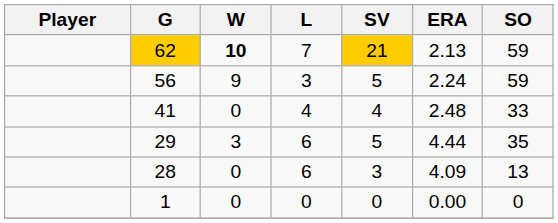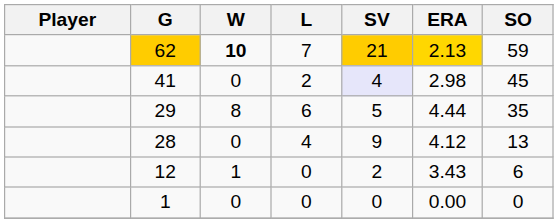(447, 50) no background -> (447, 50) gold background
- row: (165, 80)
(306, 111) 4 -> (306, 80) 2
(377, 111) no background -> (377, 80) lavender background
(447, 111) 2.48 -> (447, 80) 2.98
(518, 111) 33 -> (518, 80) 45
(236, 141) 3 -> (236, 111) 8
(306, 171) 6 -> (306, 141) 4
(377, 171) 3 -> (377, 141) 9
(447, 171) 4.09 -> (447, 141) 4.12
+ row: (165, 171)
